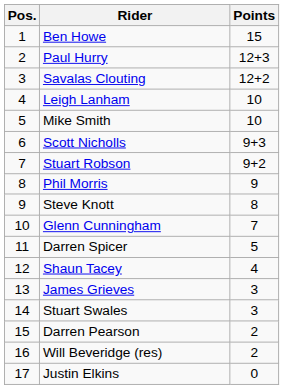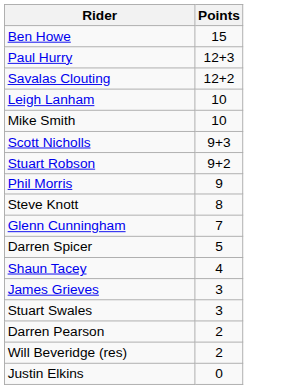- column: (22, 15)
